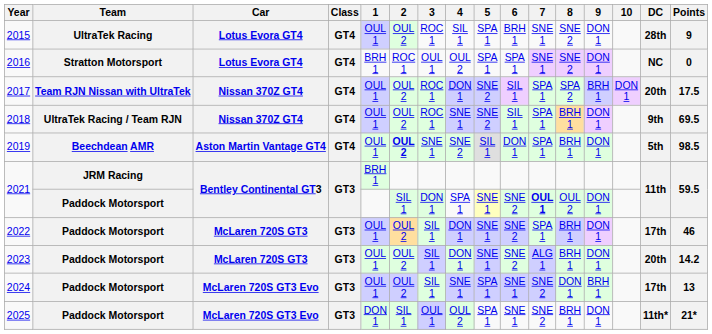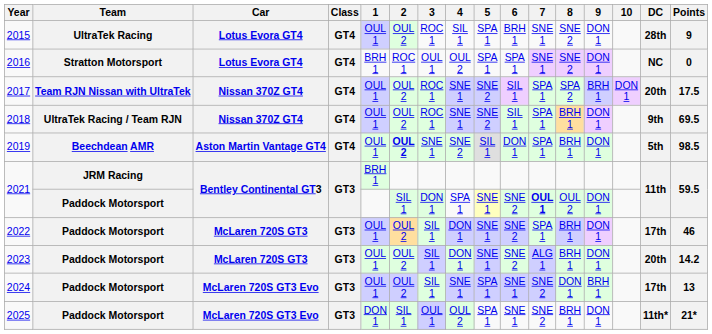(460, 91) DON 1 -> (460, 91) SNE 1
